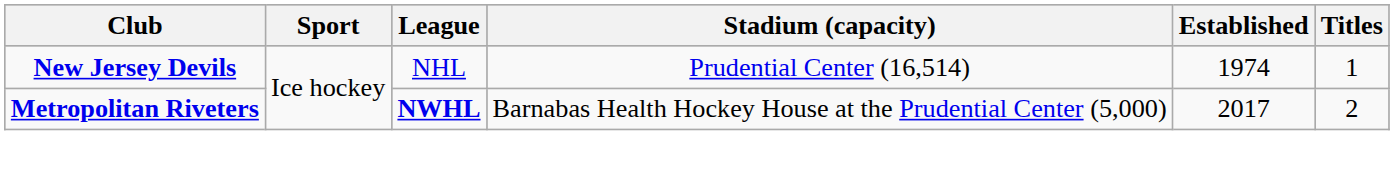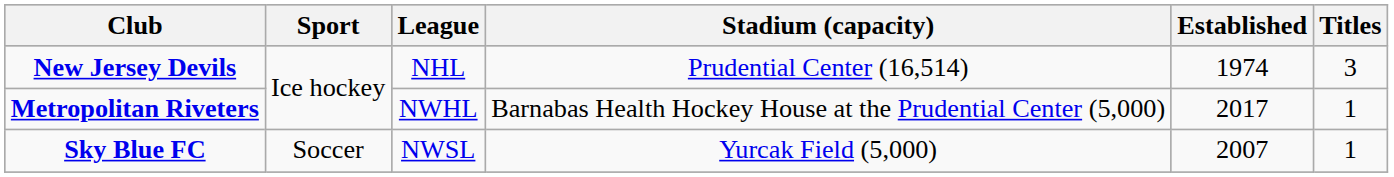(1352, 66) 1 -> (1350, 66) 3
(439, 108) bold -> (438, 108) normal
(1352, 108) 2 -> (1350, 108) 1
+ row: (135, 150)
